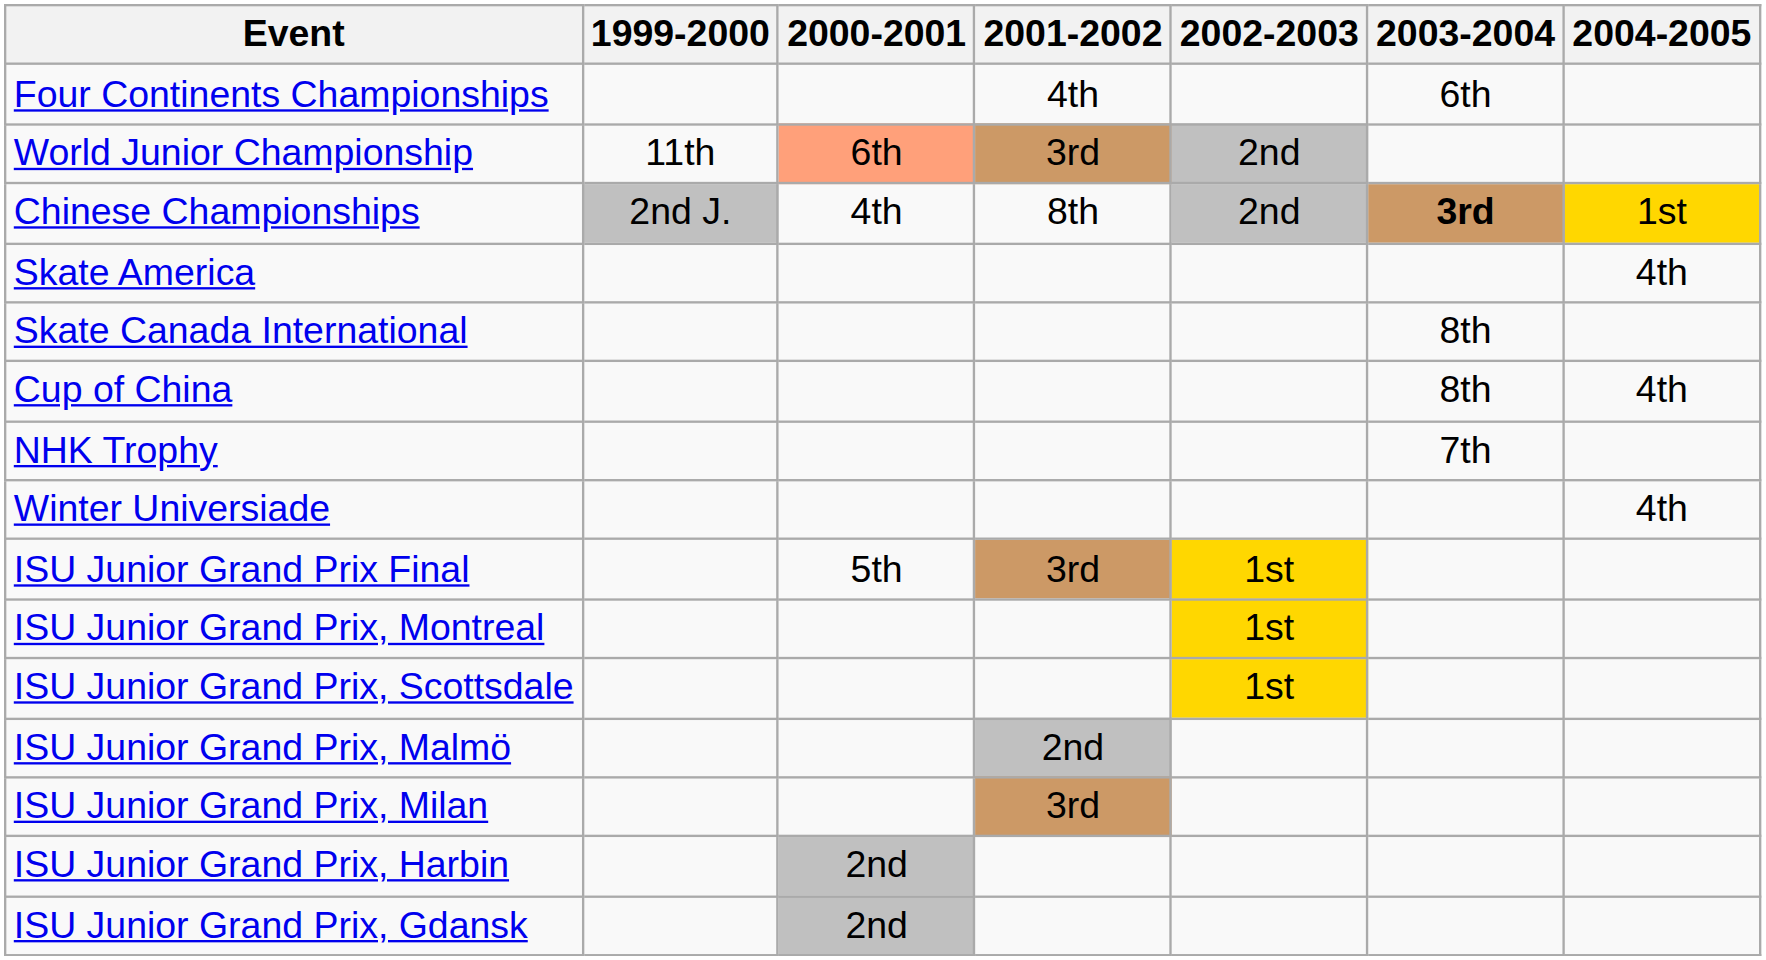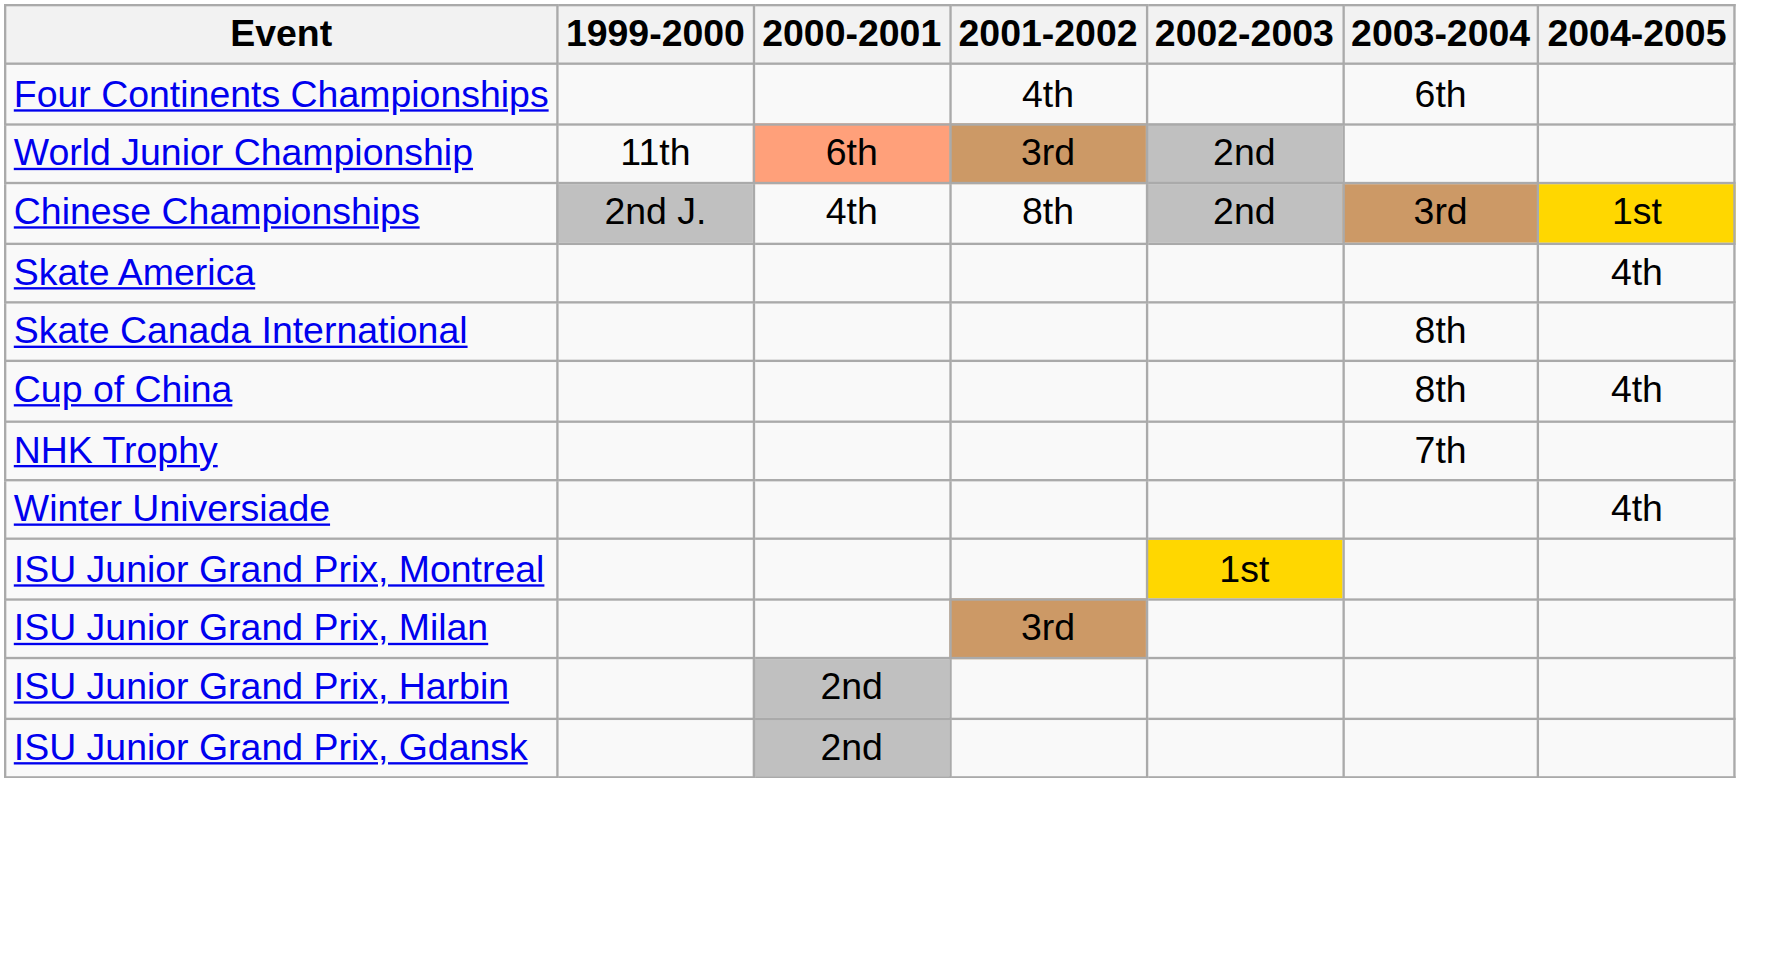(1466, 212) bold -> (1441, 212) normal
- row: (242, 568)
- row: (294, 687)
- row: (262, 746)
